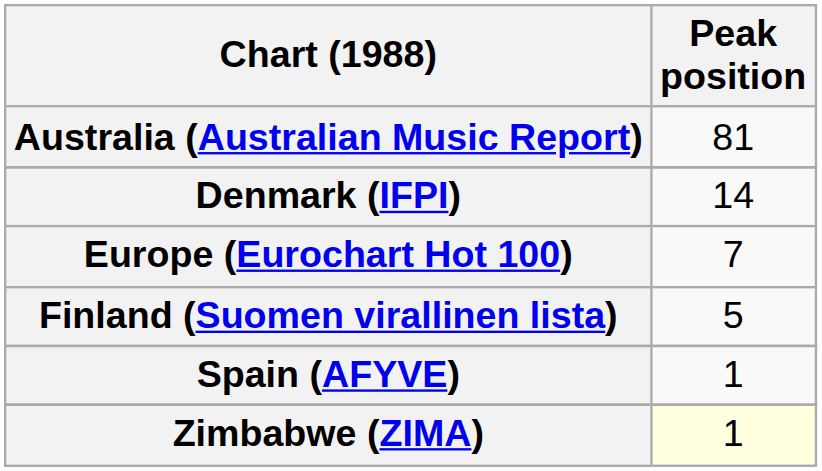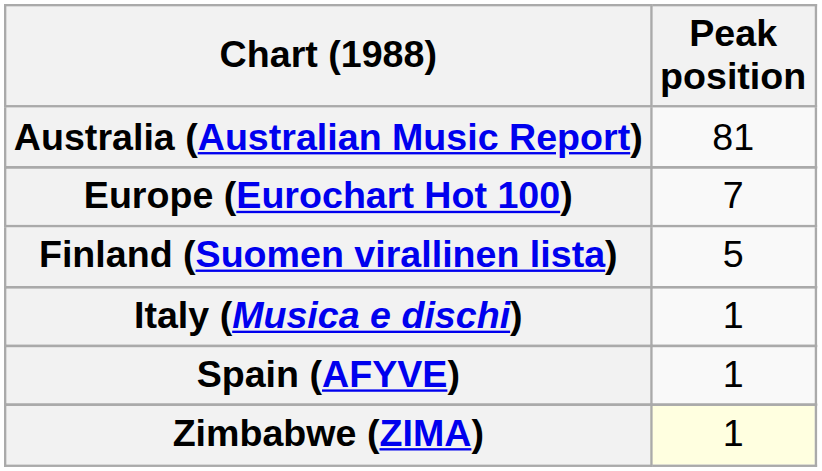- row: (328, 195)
+ row: (328, 315)
